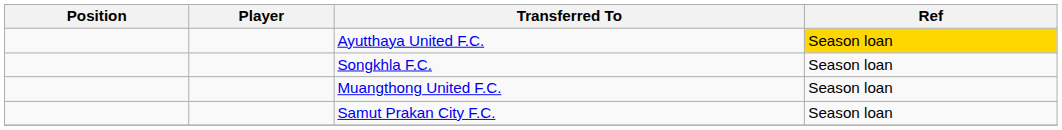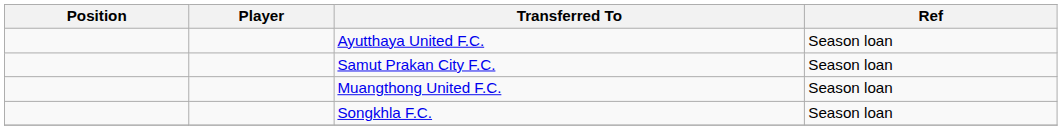(851, 40) gold background -> (851, 40) no background
rows swapped: (385, 64) <-> (416, 112)
